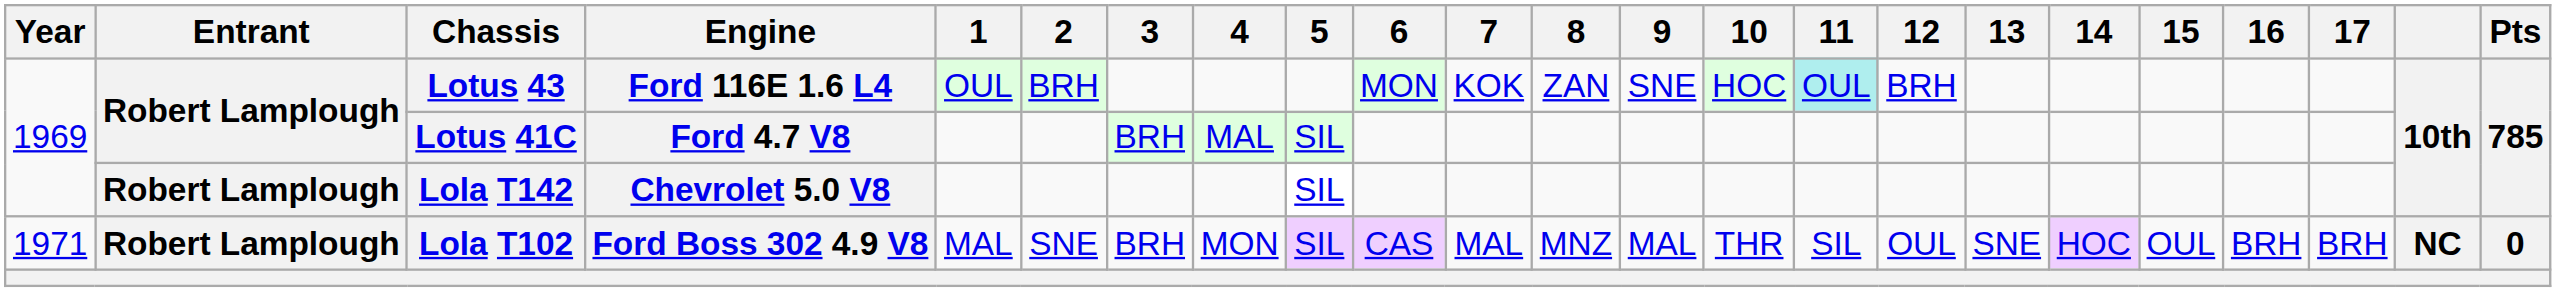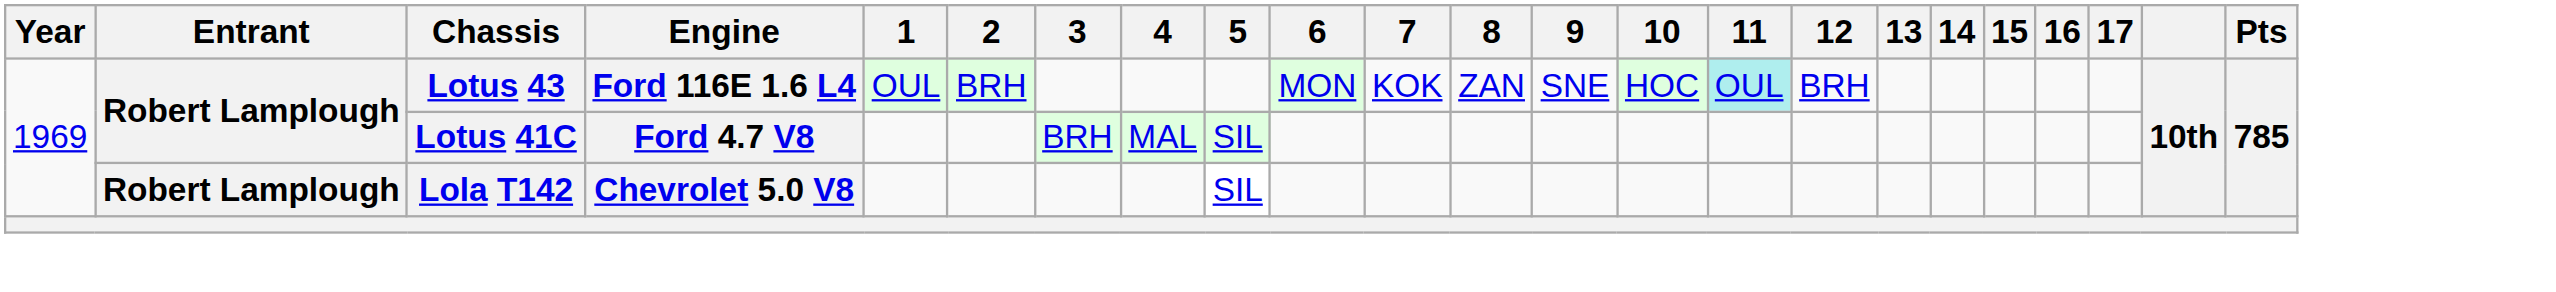- row: (496, 243)
